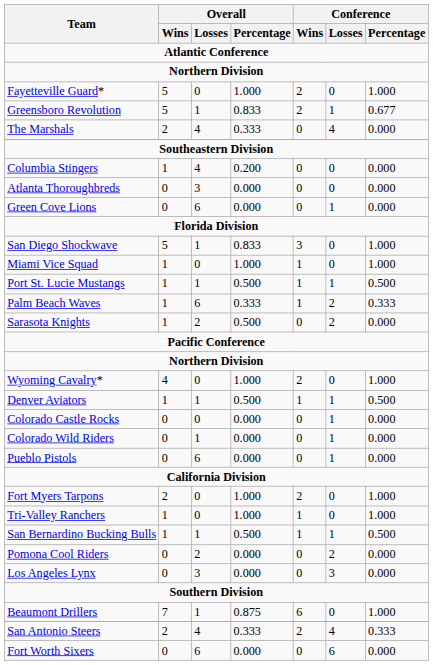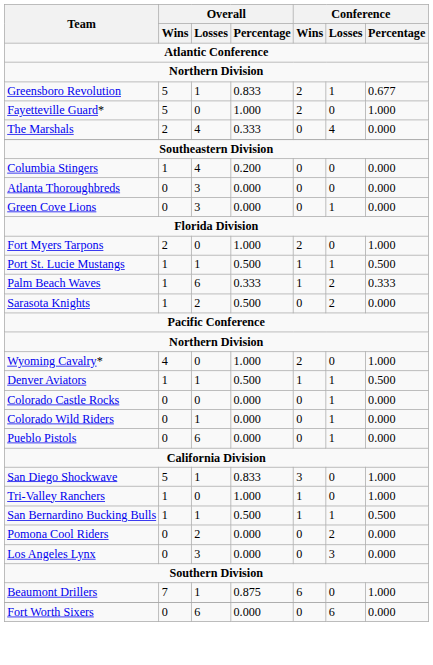rows swapped: (56, 91) <-> (64, 110)
(197, 206) 6 -> (197, 206) 3
rows swapped: (55, 496) <-> (62, 245)
- row: (53, 264)
- row: (54, 631)
